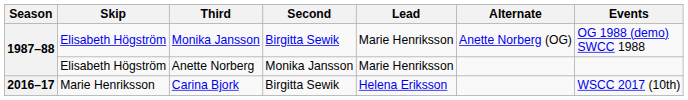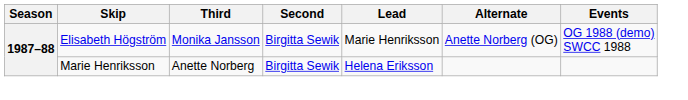(113, 66) Elisabeth Högström -> (107, 66) Marie Henriksson
(309, 66) Monika Jansson -> (302, 66) Birgitta Sewik
(406, 66) Marie Henriksson -> (389, 66) Helena Eriksson
- row: (205, 85)
